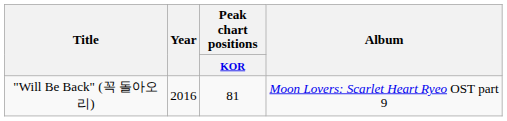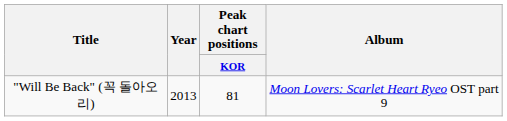(183, 95) 2016 -> (183, 95) 2013
